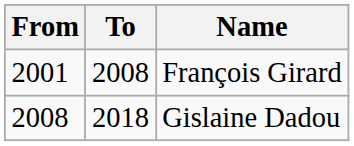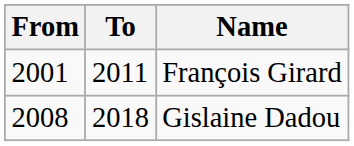(121, 72) 2008 -> (120, 72) 2011
